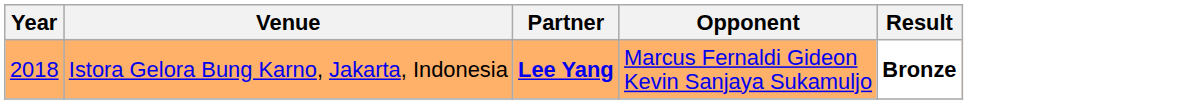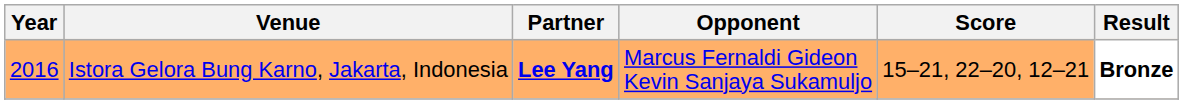+ column: (986, 22)
(34, 69) 2018 -> (34, 69) 2016
